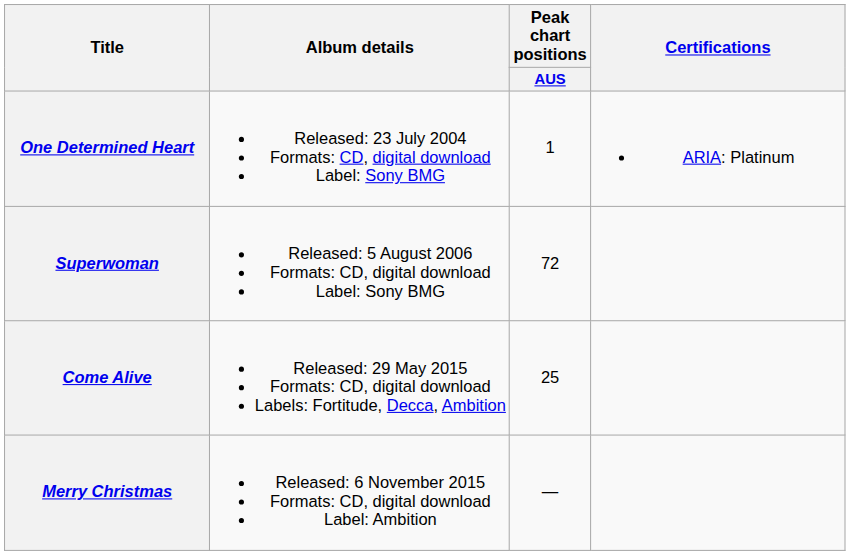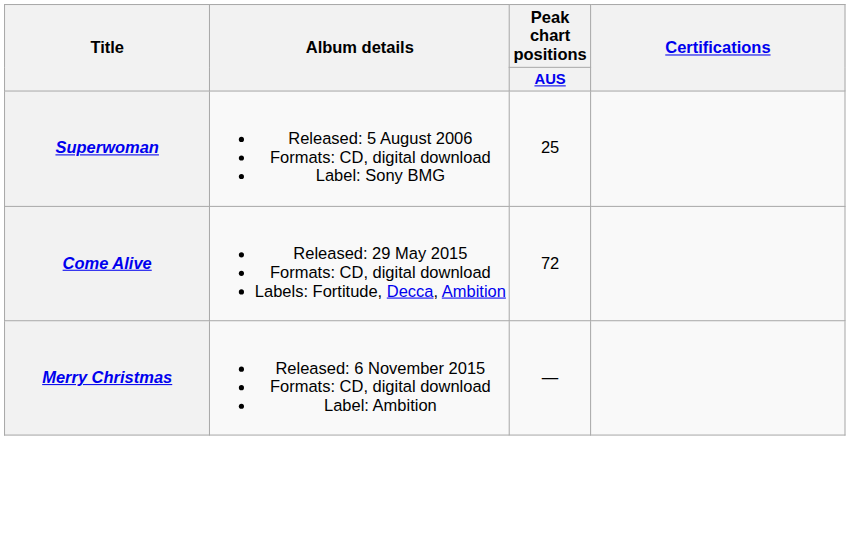- row: (107, 148)
(550, 263) 72 -> (550, 148) 25
(550, 377) 25 -> (550, 263) 72
